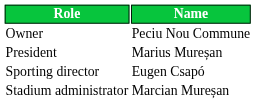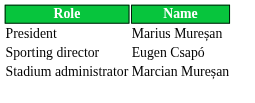- row: (24, 34)
